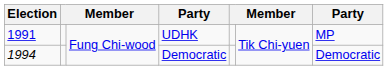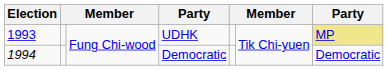(22, 34) 1991 -> (22, 34) 1993
(325, 34) no background -> (325, 34) khaki background
